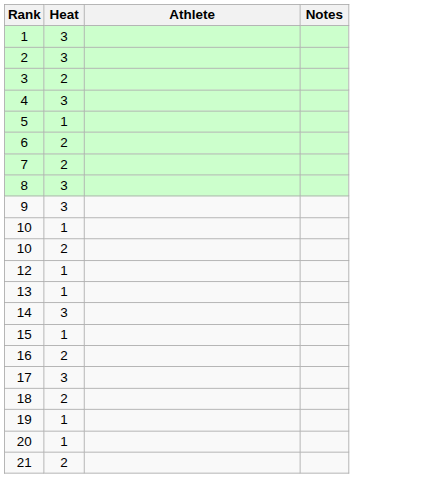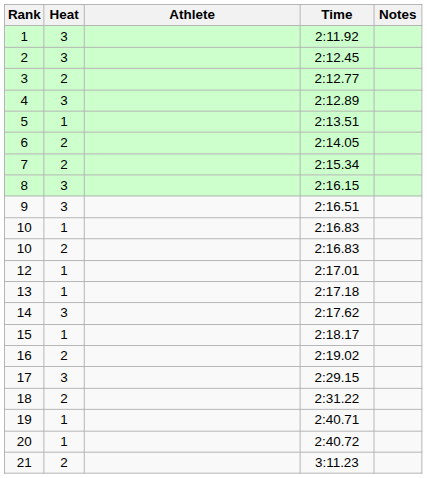+ column: (337, 15)
